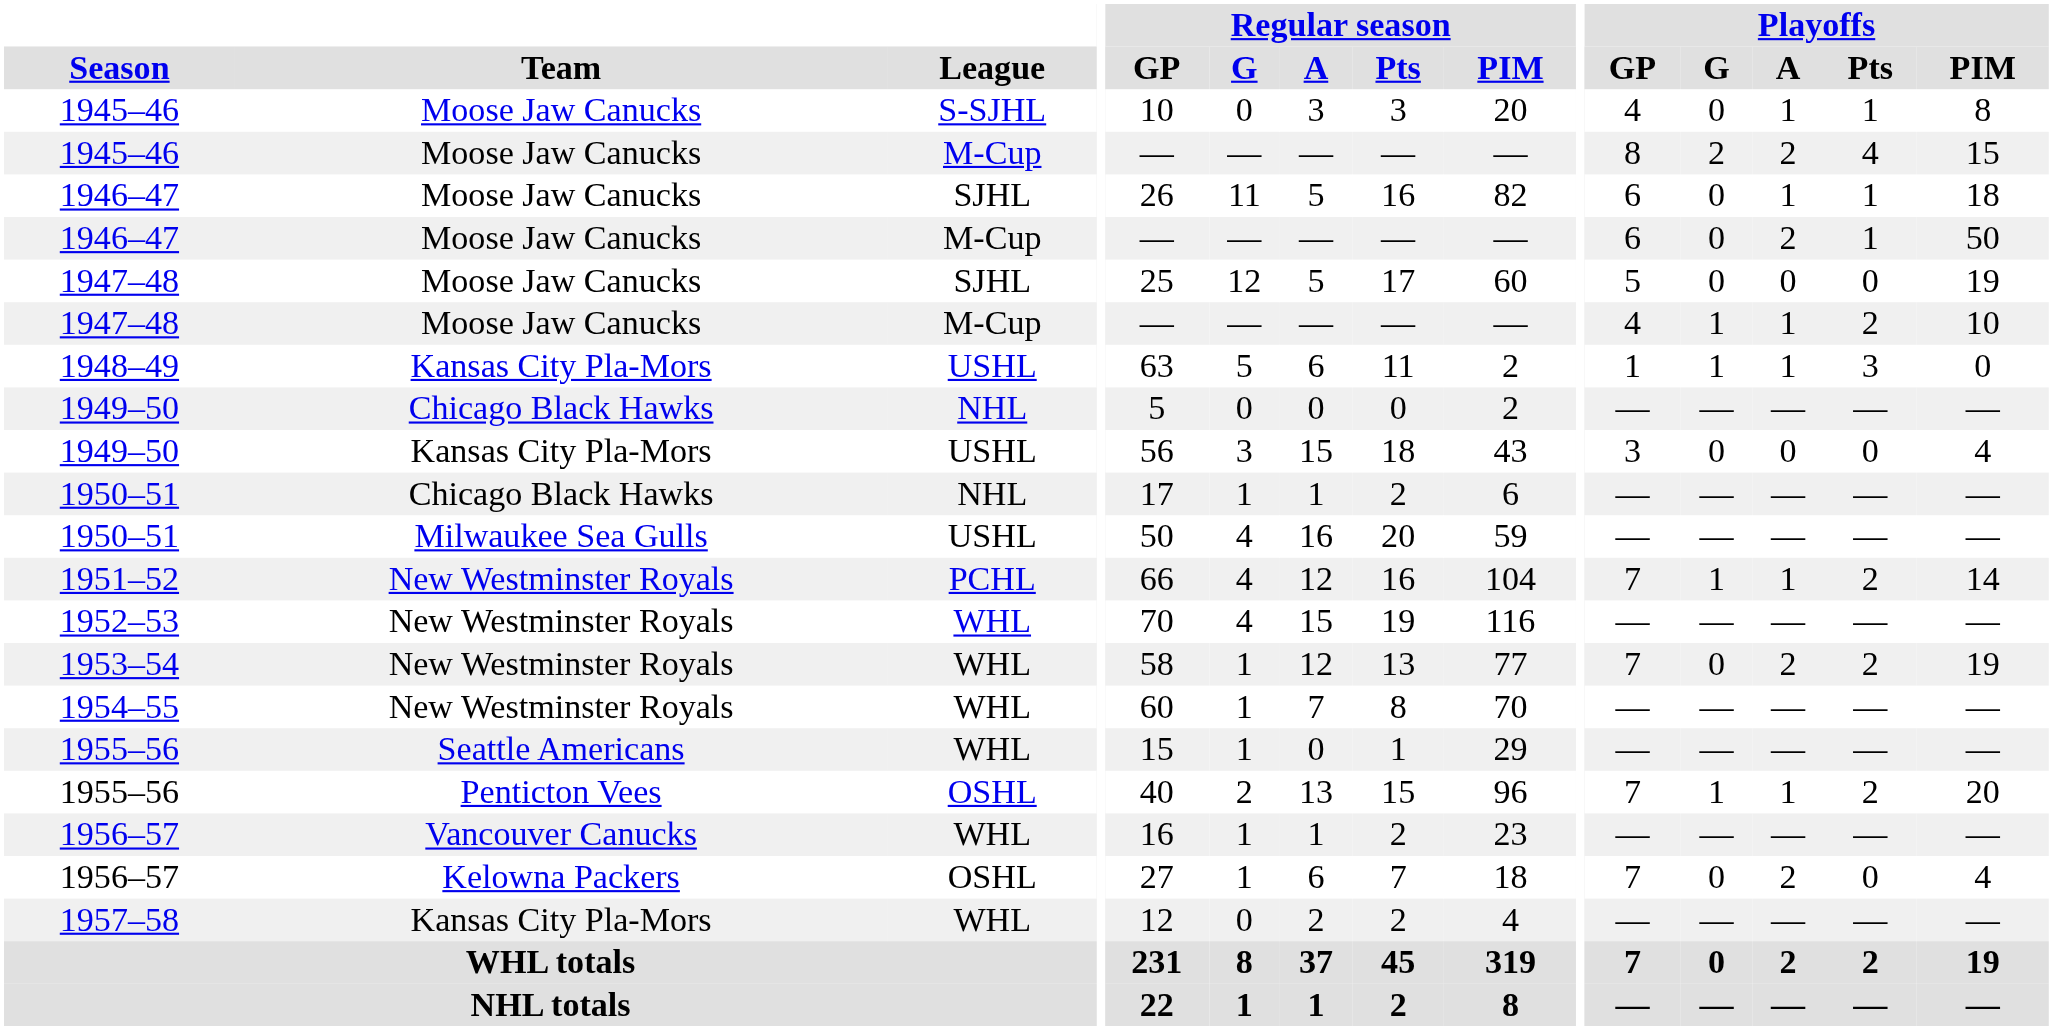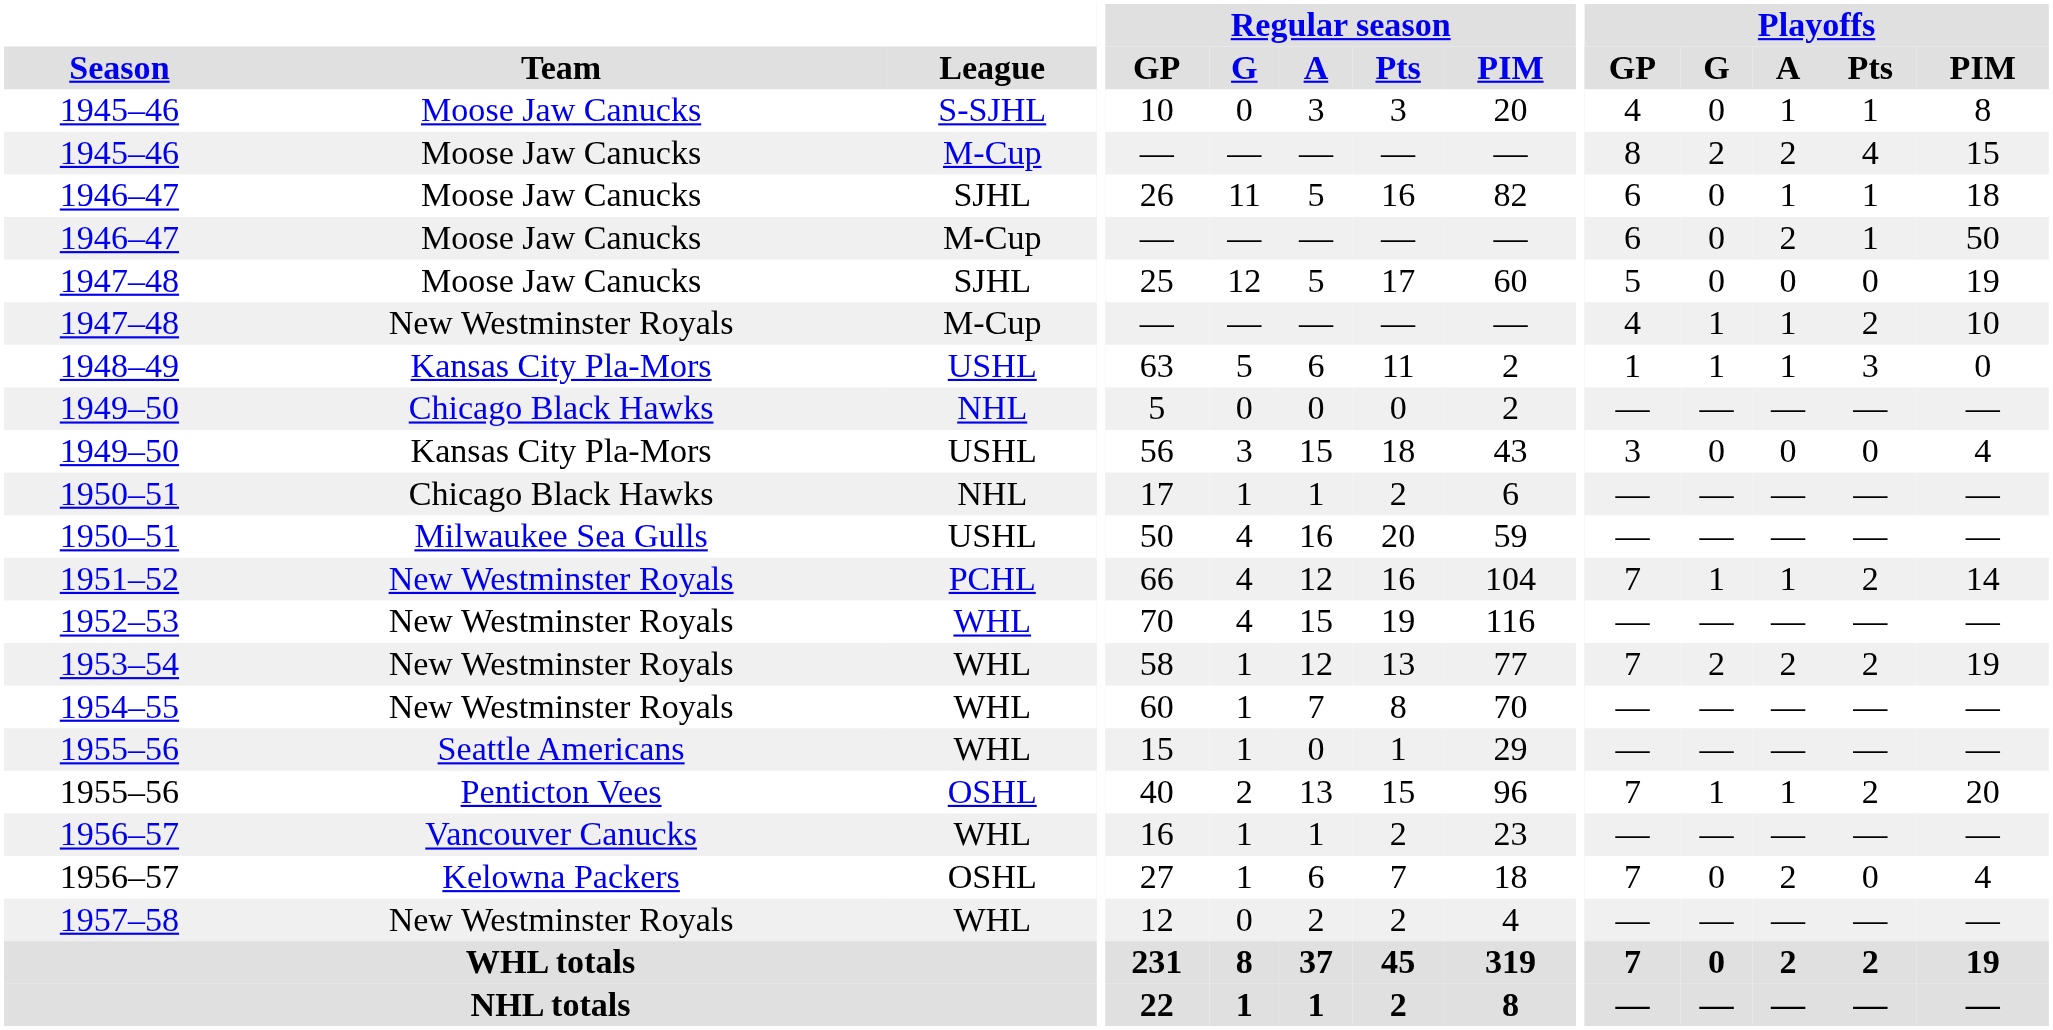(561, 322) Moose Jaw Canucks -> (561, 322) New Westminster Royals
(1716, 663) 0 -> (1716, 663) 2
(561, 919) Kansas City Pla-Mors -> (561, 919) New Westminster Royals
